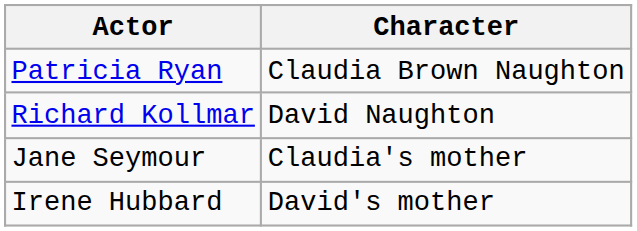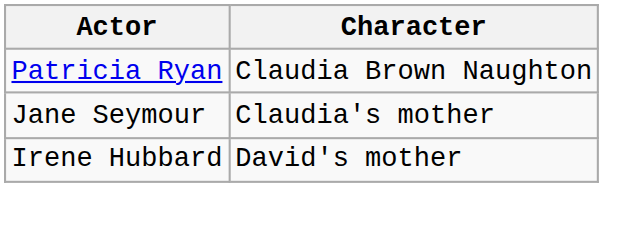- row: (133, 115)
